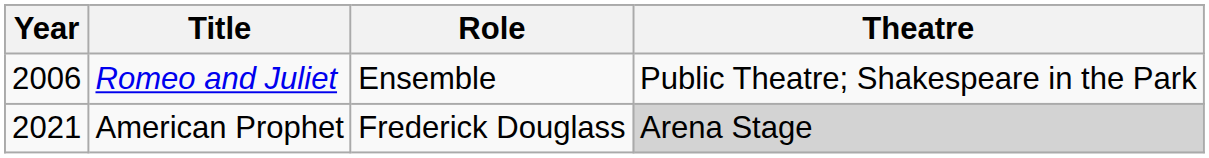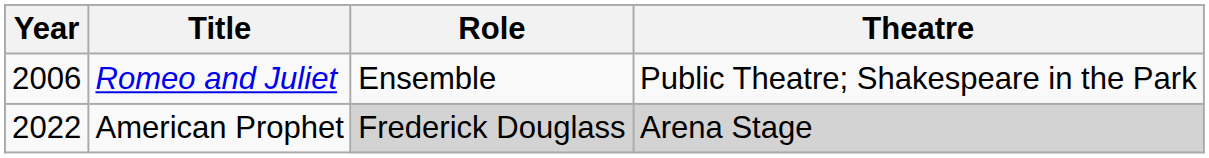(47, 127) 2021 -> (47, 127) 2022
(492, 127) no background -> (492, 127) lightgrey background
